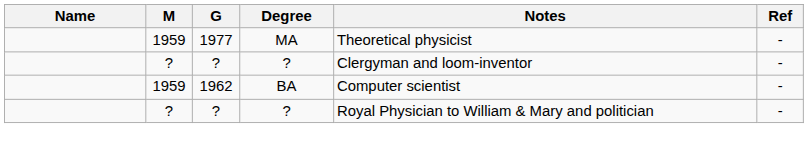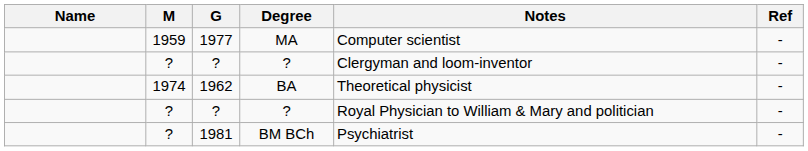(404, 39) Theoretical physicist -> (399, 39) Computer scientist
(169, 87) 1959 -> (169, 87) 1974
(399, 87) Computer scientist -> (404, 87) Theoretical physicist
+ row: (216, 134)
